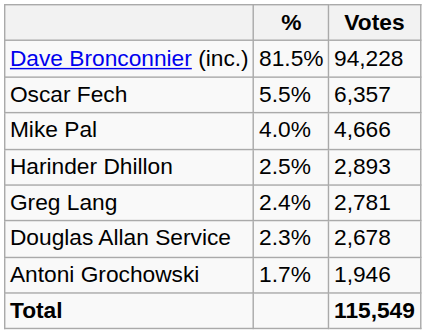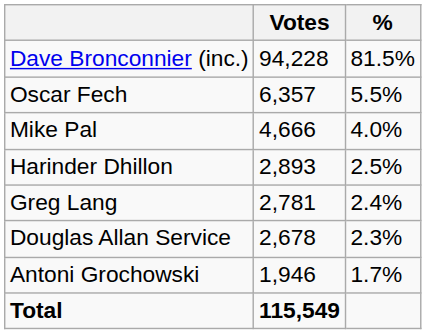columns swapped: (374, 22) <-> (291, 22)
